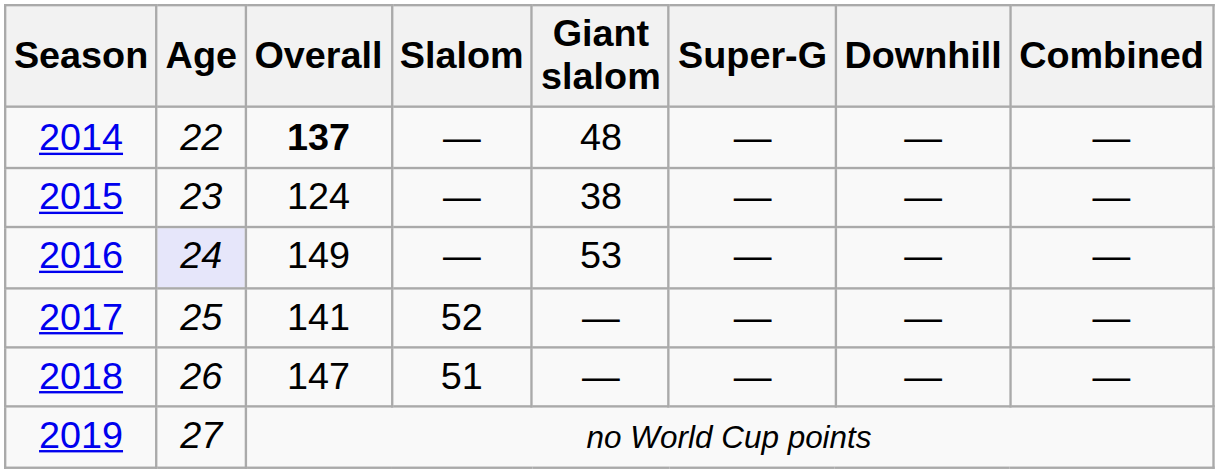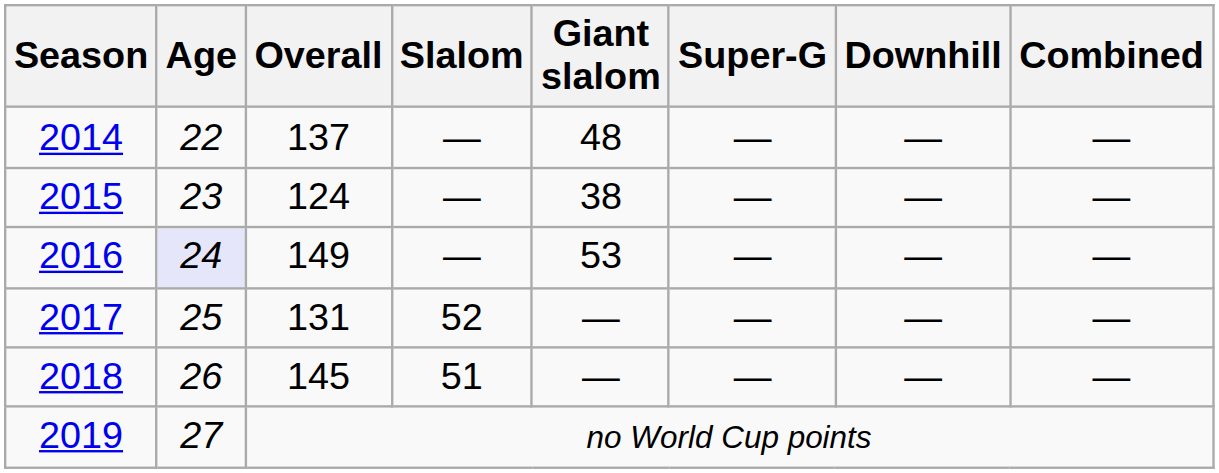(318, 136) bold -> (318, 136) normal
(318, 316) 141 -> (318, 316) 131
(318, 376) 147 -> (318, 376) 145
